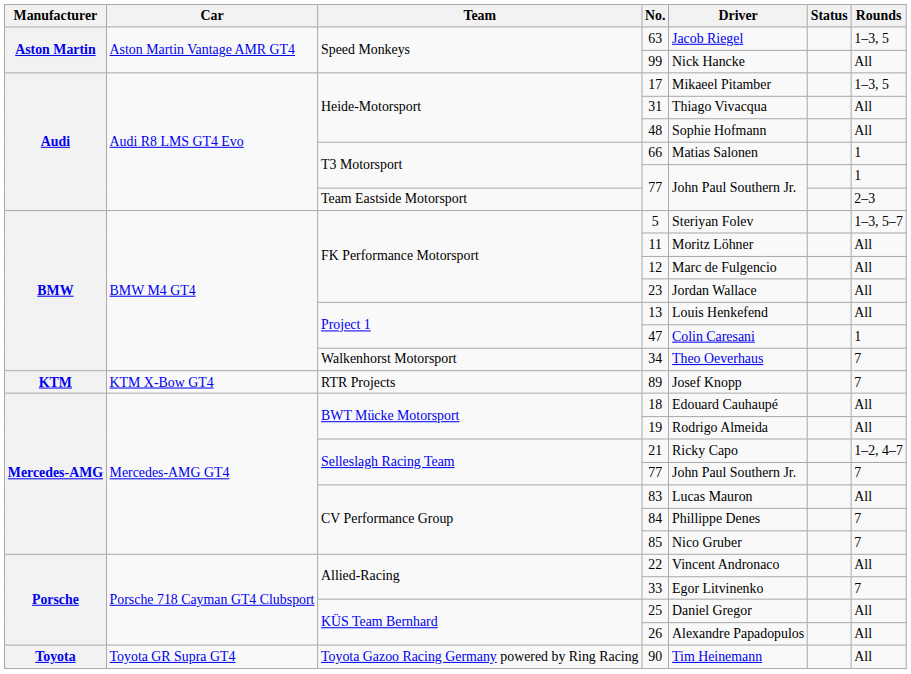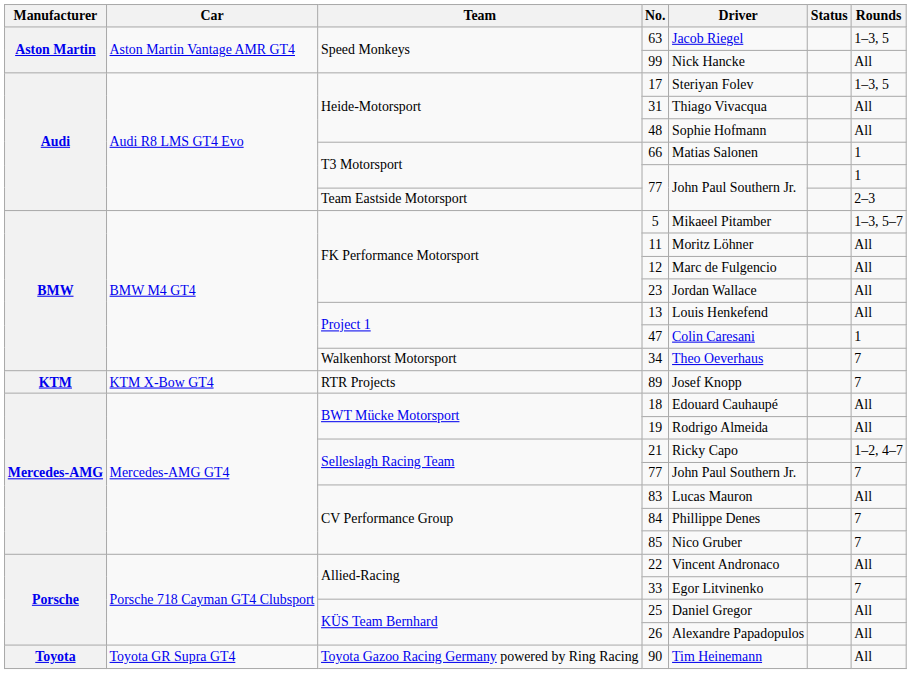(722, 84) Mikaeel Pitamber -> (713, 84) Steriyan Folev
(713, 221) Steriyan Folev -> (722, 221) Mikaeel Pitamber
